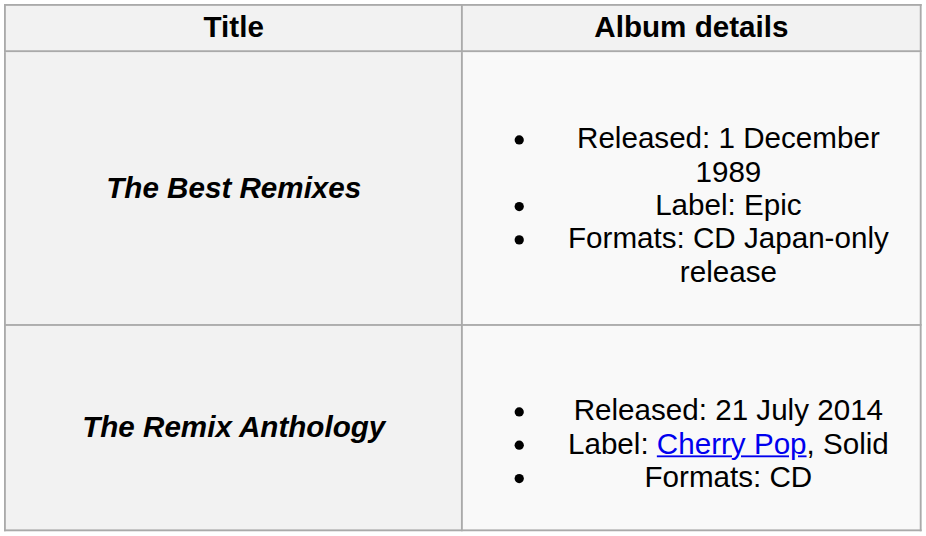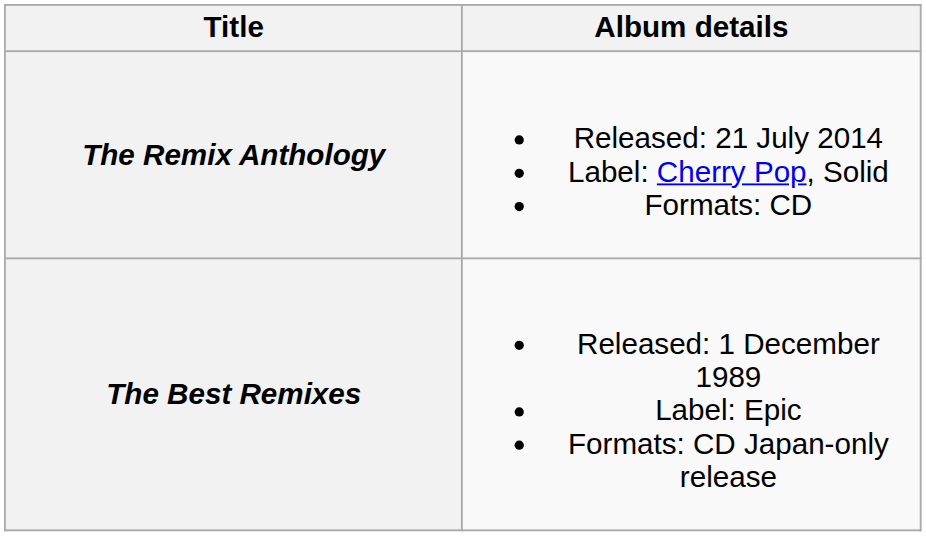rows swapped: (234, 187) <-> (234, 427)
